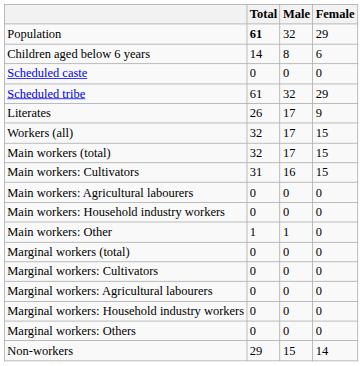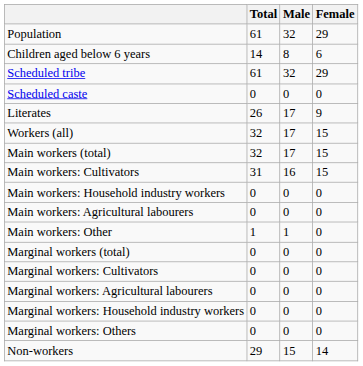(256, 34) bold -> (256, 34) normal
rows swapped: (47, 73) <-> (46, 93)
rows swapped: (100, 192) <-> (116, 212)
